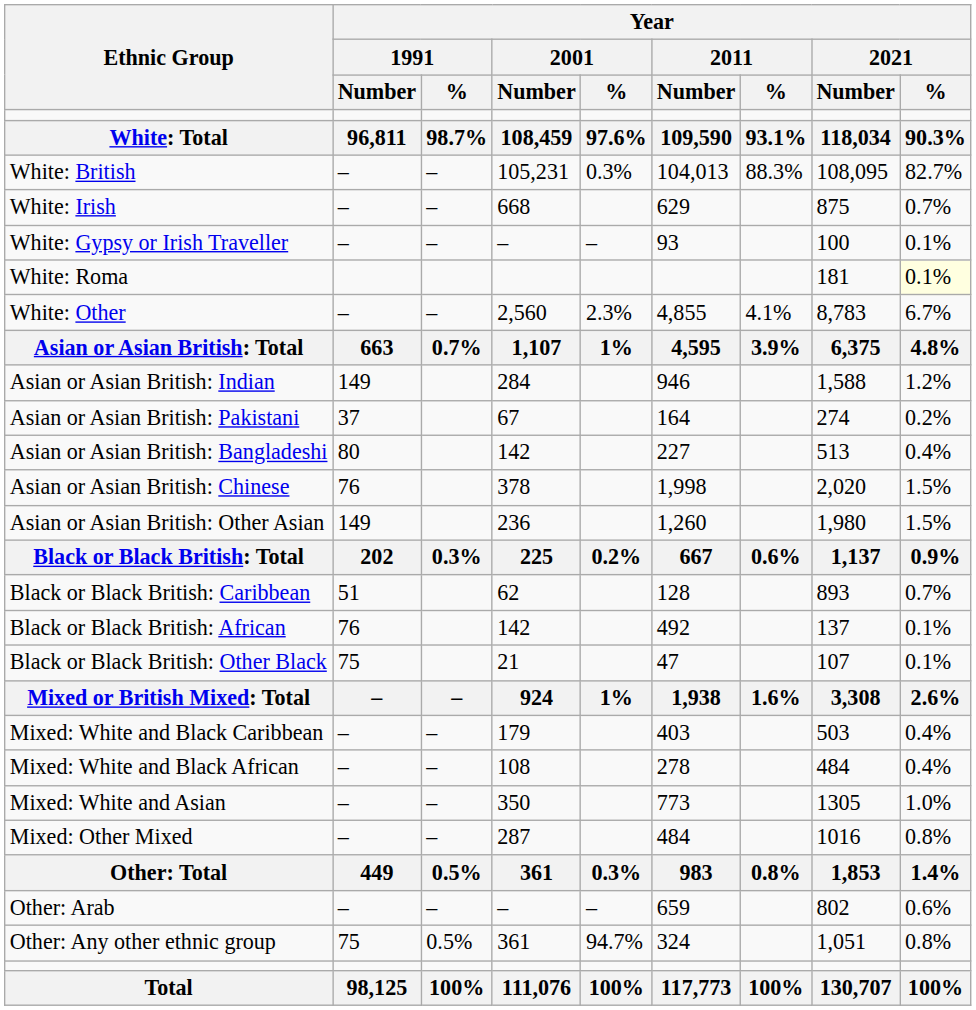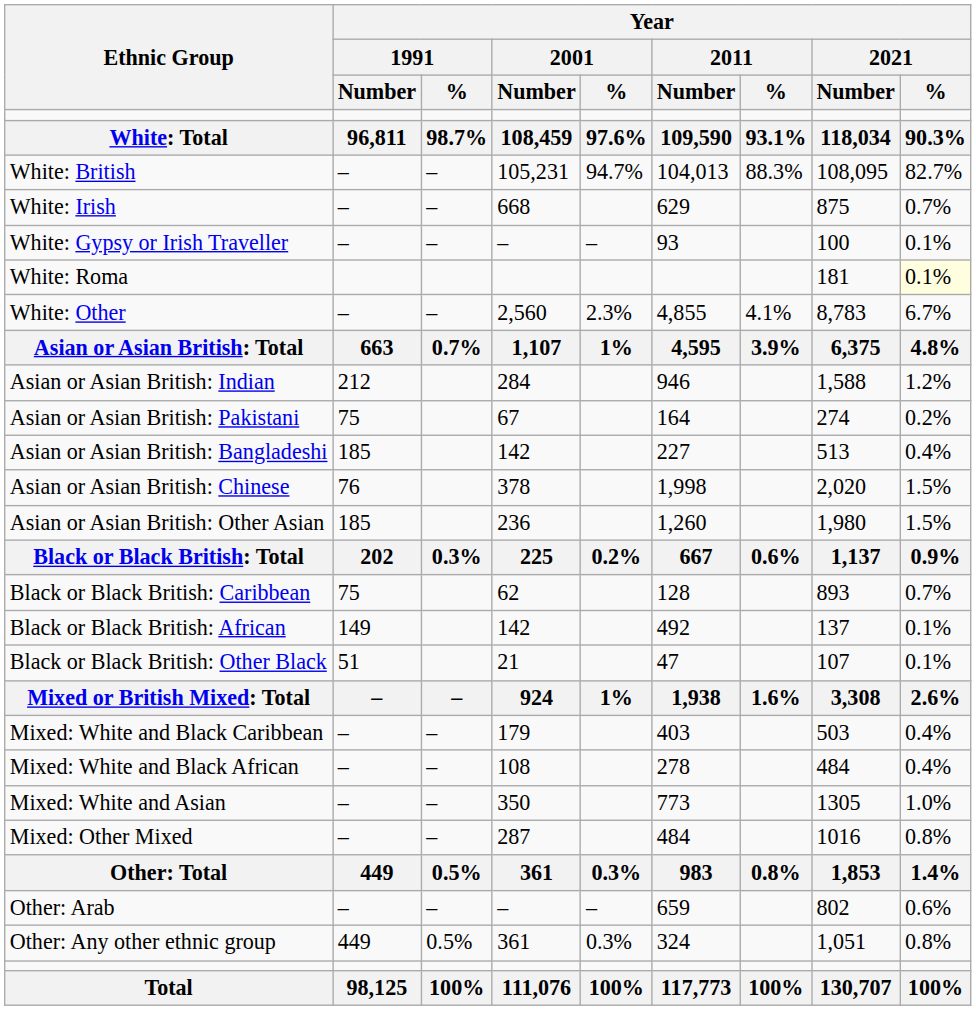(609, 172) 0.3% -> (614, 172) 94.7%
(354, 382) 149 -> (354, 382) 212
(349, 417) 37 -> (349, 417) 75
(349, 452) 80 -> (354, 452) 185
(354, 522) 149 -> (354, 522) 185
(349, 592) 51 -> (349, 592) 75
(349, 627) 76 -> (354, 627) 149
(349, 662) 75 -> (349, 662) 51
(349, 942) 75 -> (354, 942) 449
(614, 942) 94.7% -> (609, 942) 0.3%
